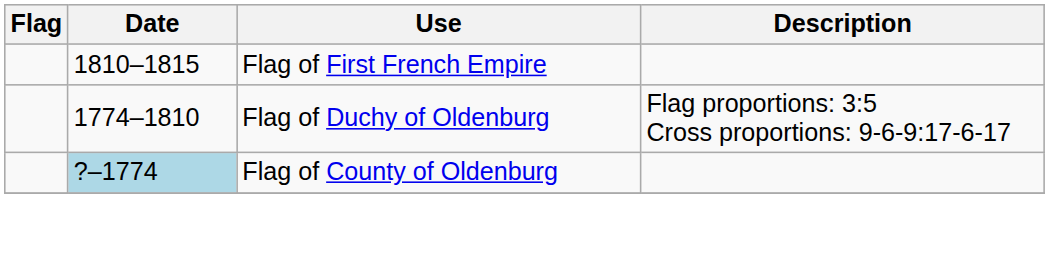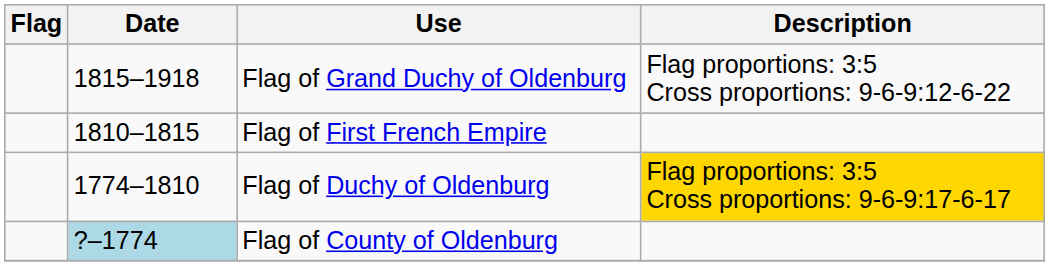+ row: (434, 78)
(829, 118) no background -> (829, 186) gold background
